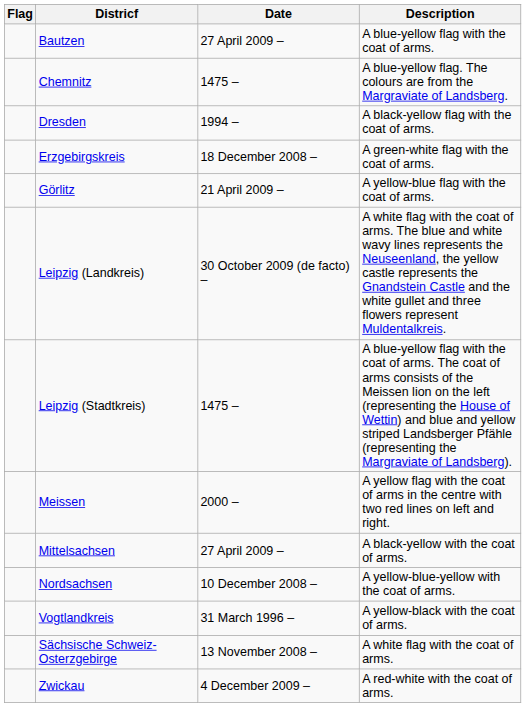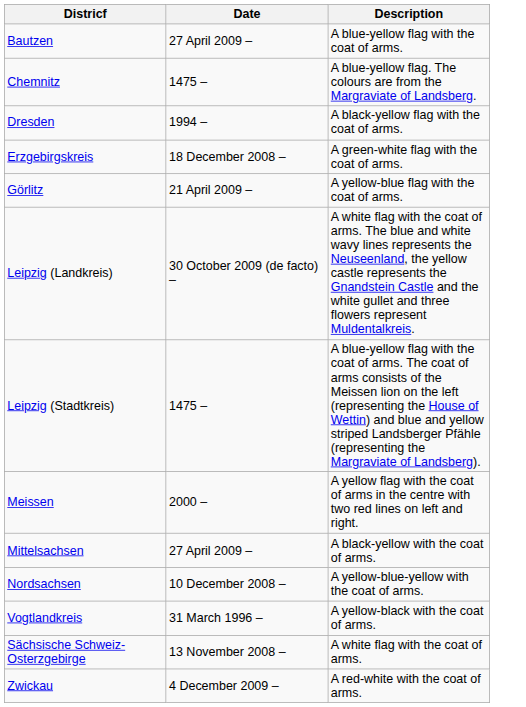- column: (20, 14)
